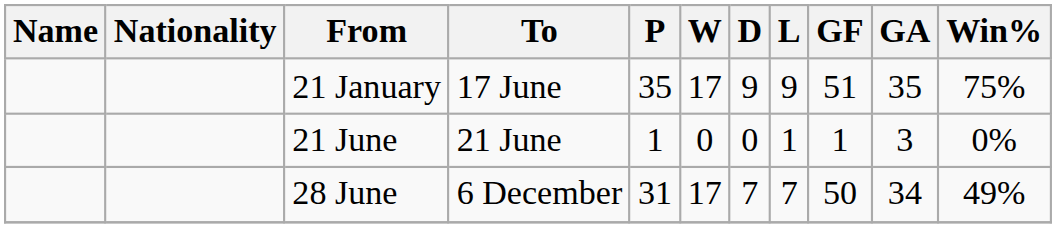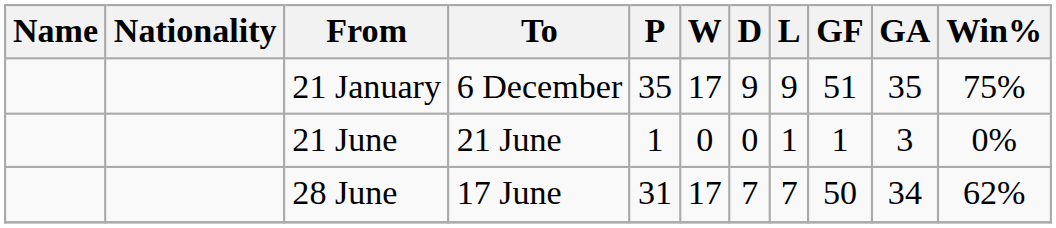(509, 85) 17 June -> (539, 85) 6 December
(539, 193) 6 December -> (509, 193) 17 June
(994, 193) 49% -> (994, 193) 62%
